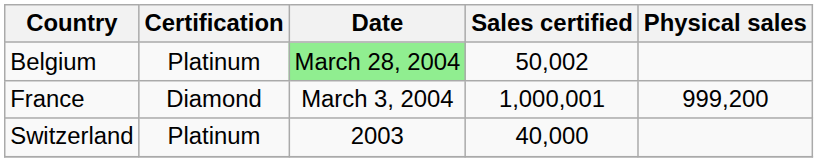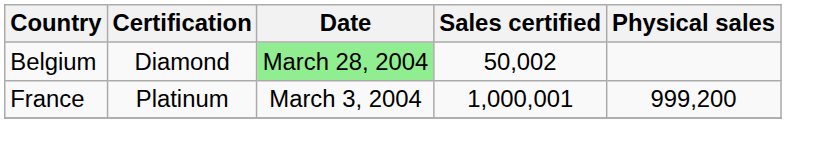(214, 61) Platinum -> (182, 61) Diamond
(214, 99) Diamond -> (182, 99) Platinum
- row: (72, 136)
